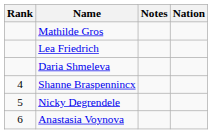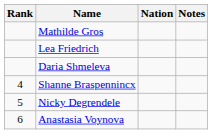columns swapped: (189, 13) <-> (154, 13)
